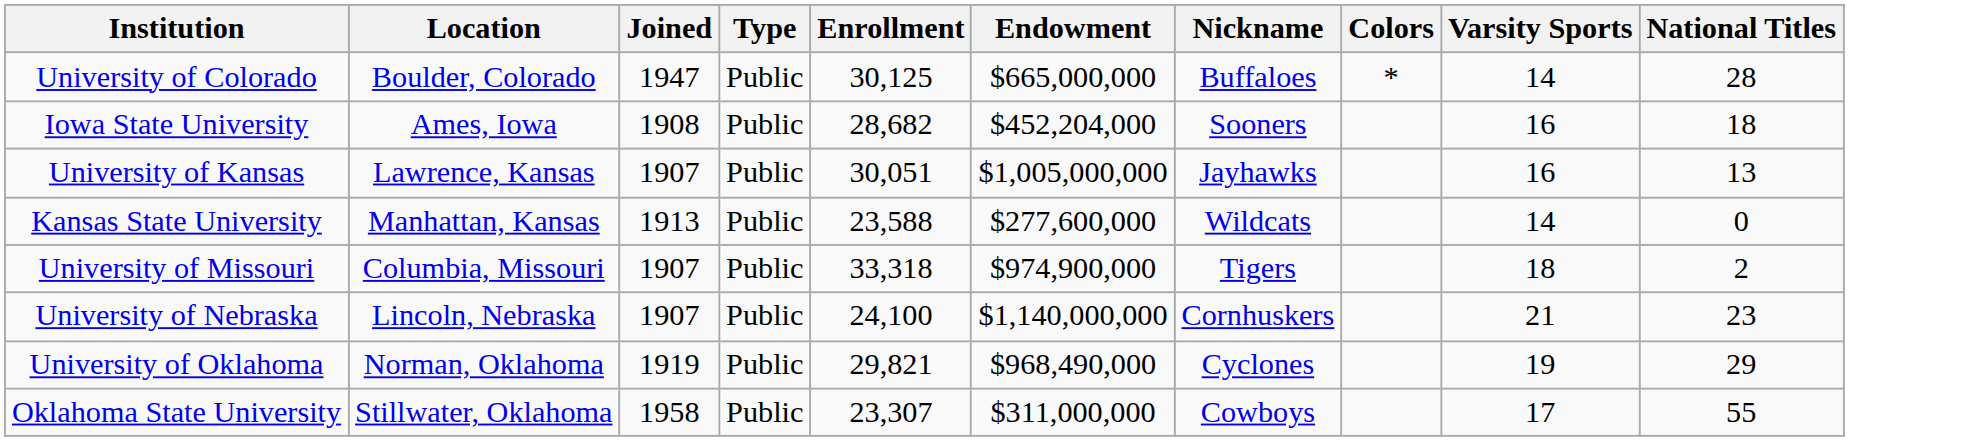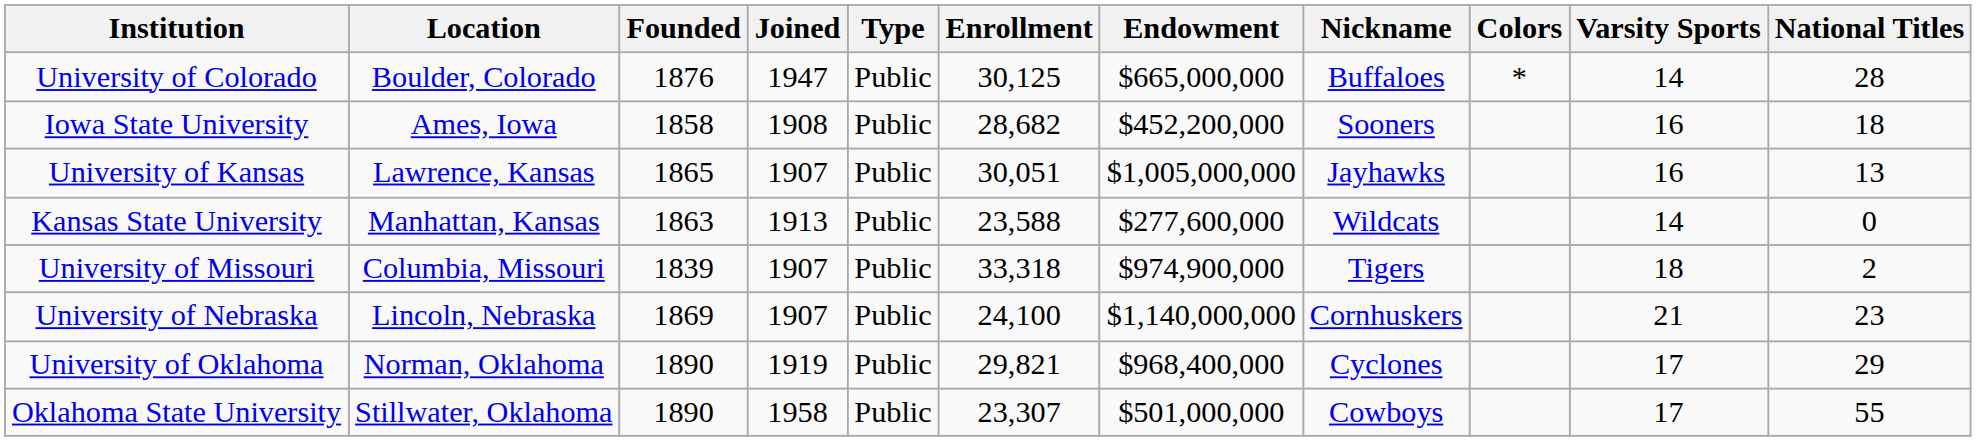+ column: (684, 28)
(1073, 124) $452,204,000 -> (1201, 124) $452,200,000
(1073, 364) $968,490,000 -> (1201, 364) $968,400,000
(1540, 364) 19 -> (1668, 364) 17
(1073, 412) $311,000,000 -> (1201, 412) $501,000,000
